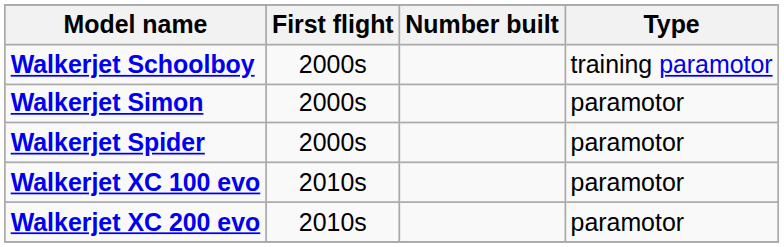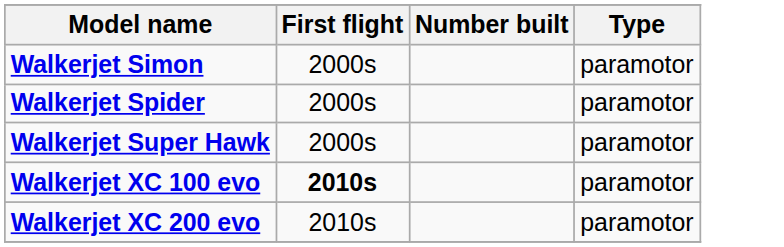- row: (133, 64)
+ row: (140, 143)
(333, 182) normal -> (342, 182) bold
